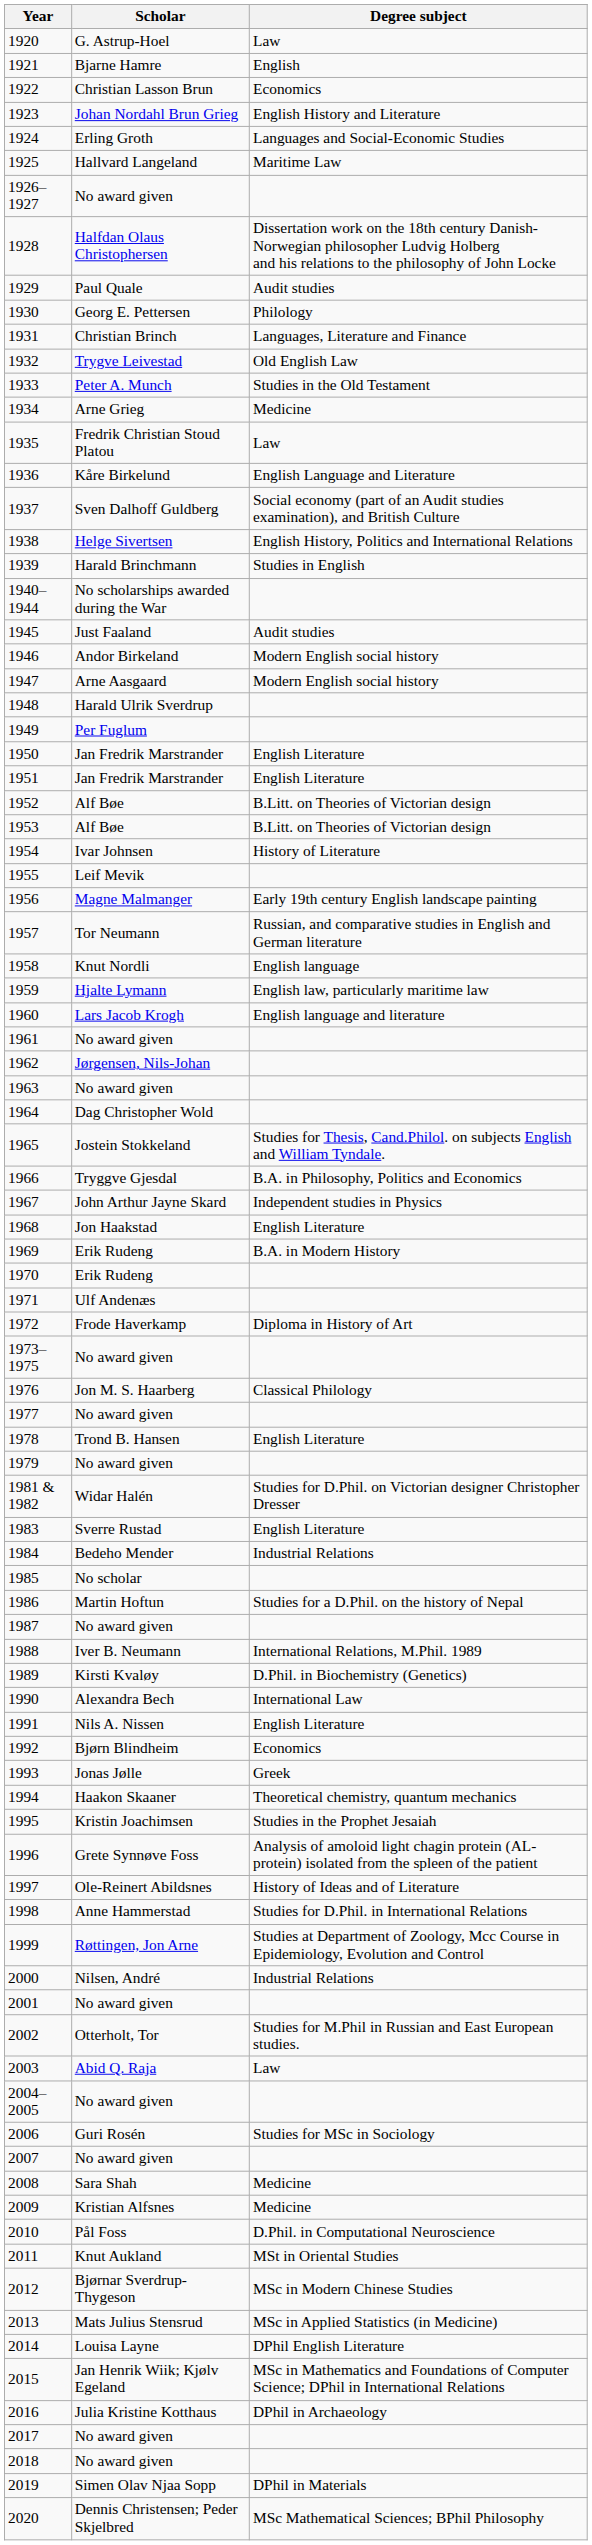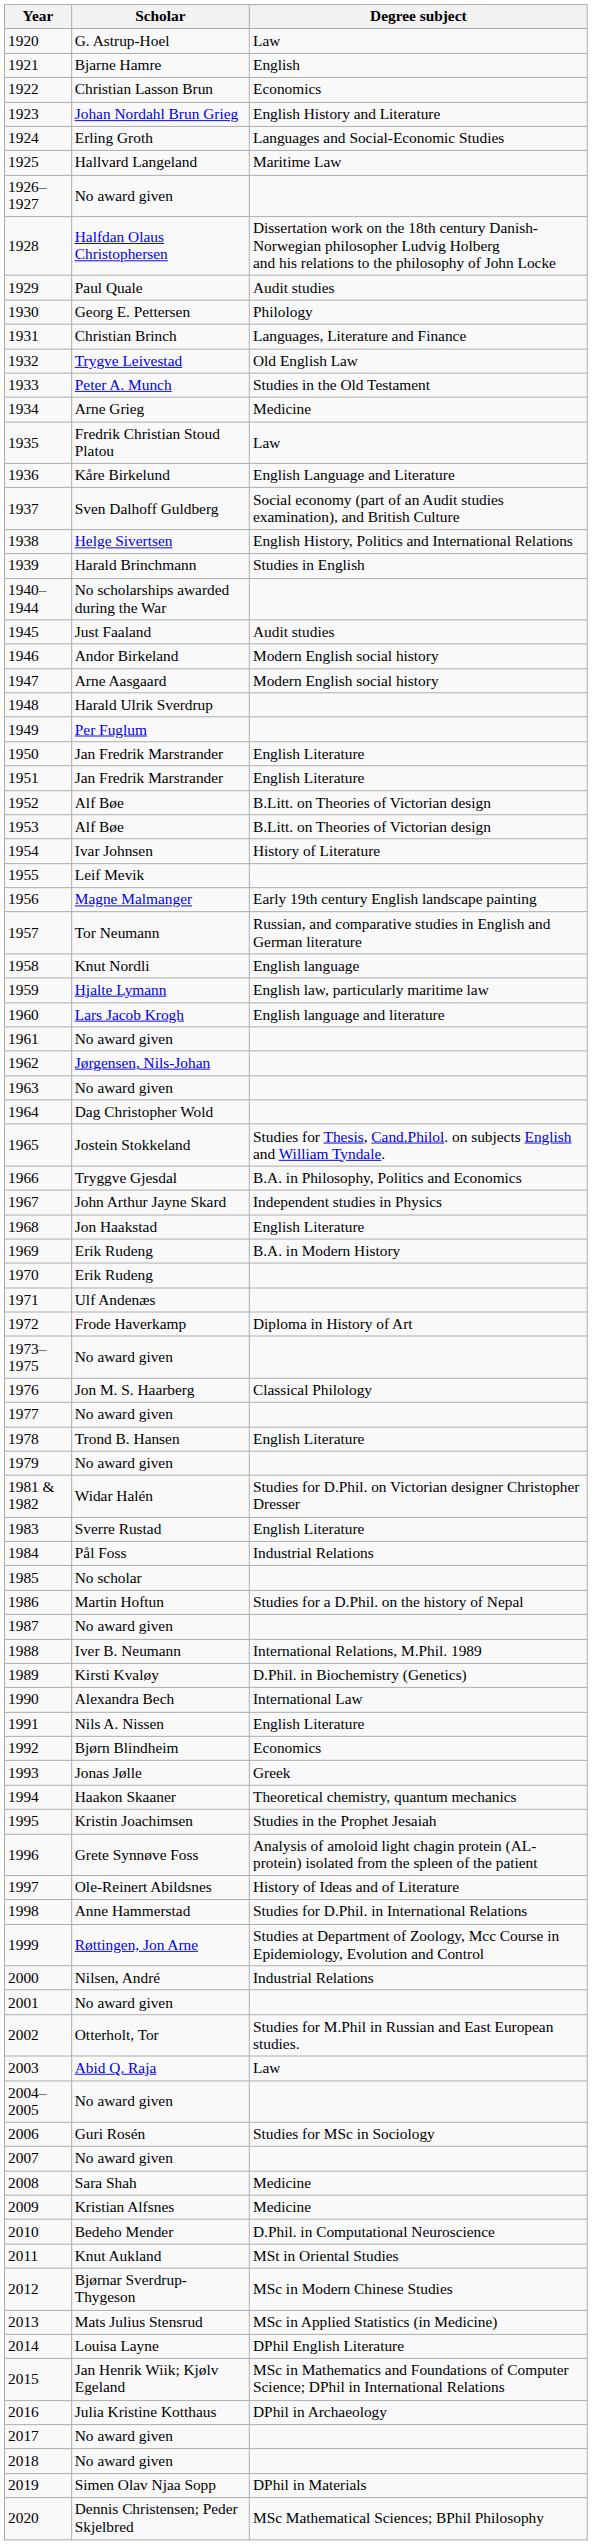(124, 1553) Bedeho Mender -> (101, 1553) Pål Foss
(101, 2231) Pål Foss -> (124, 2231) Bedeho Mender
